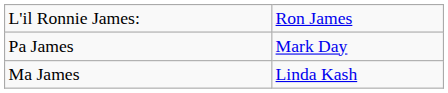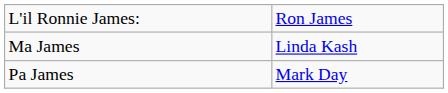rows swapped: (41, 46) <-> (44, 74)
